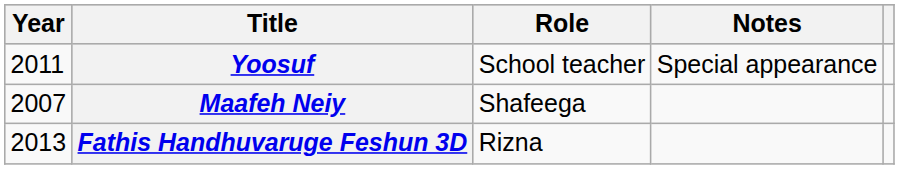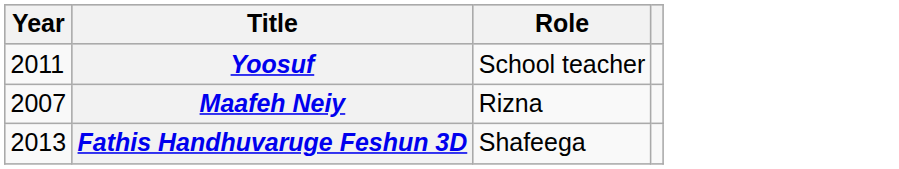- column: (767, 24)
(532, 103) Shafeega -> (511, 103) Rizna
(511, 143) Rizna -> (532, 143) Shafeega
